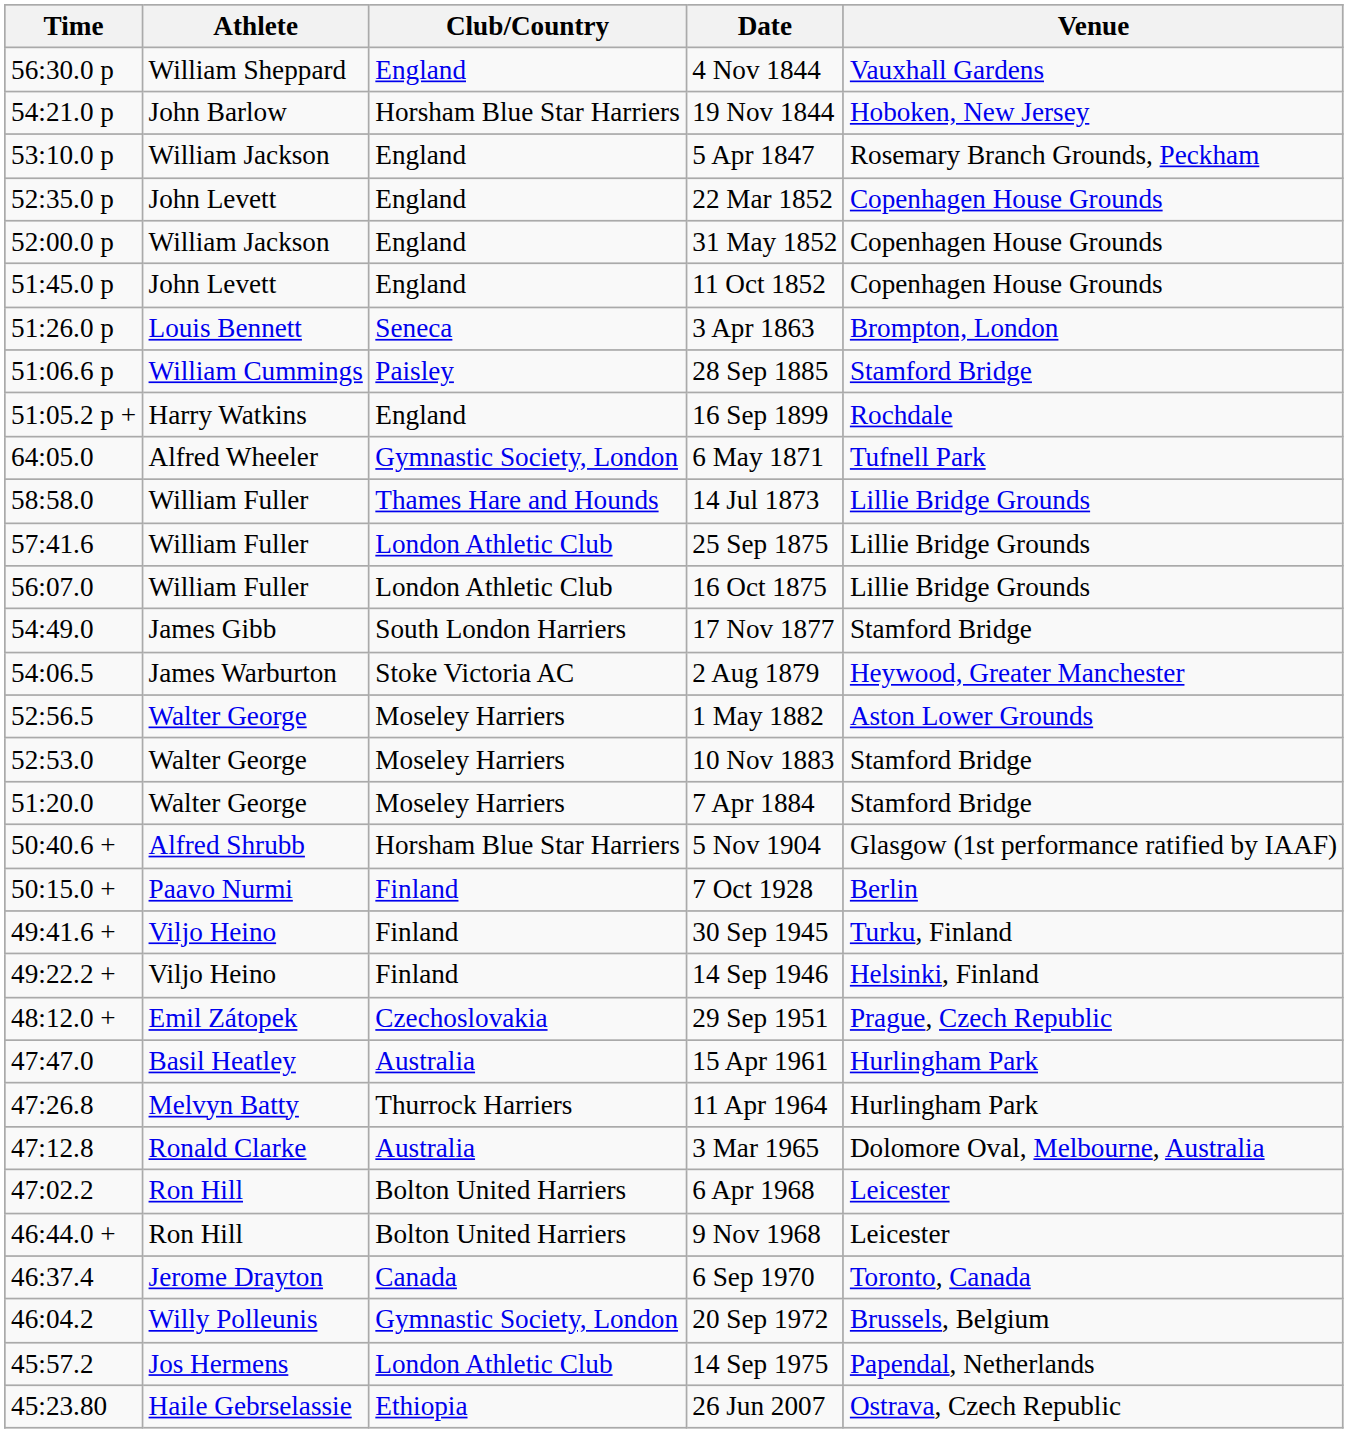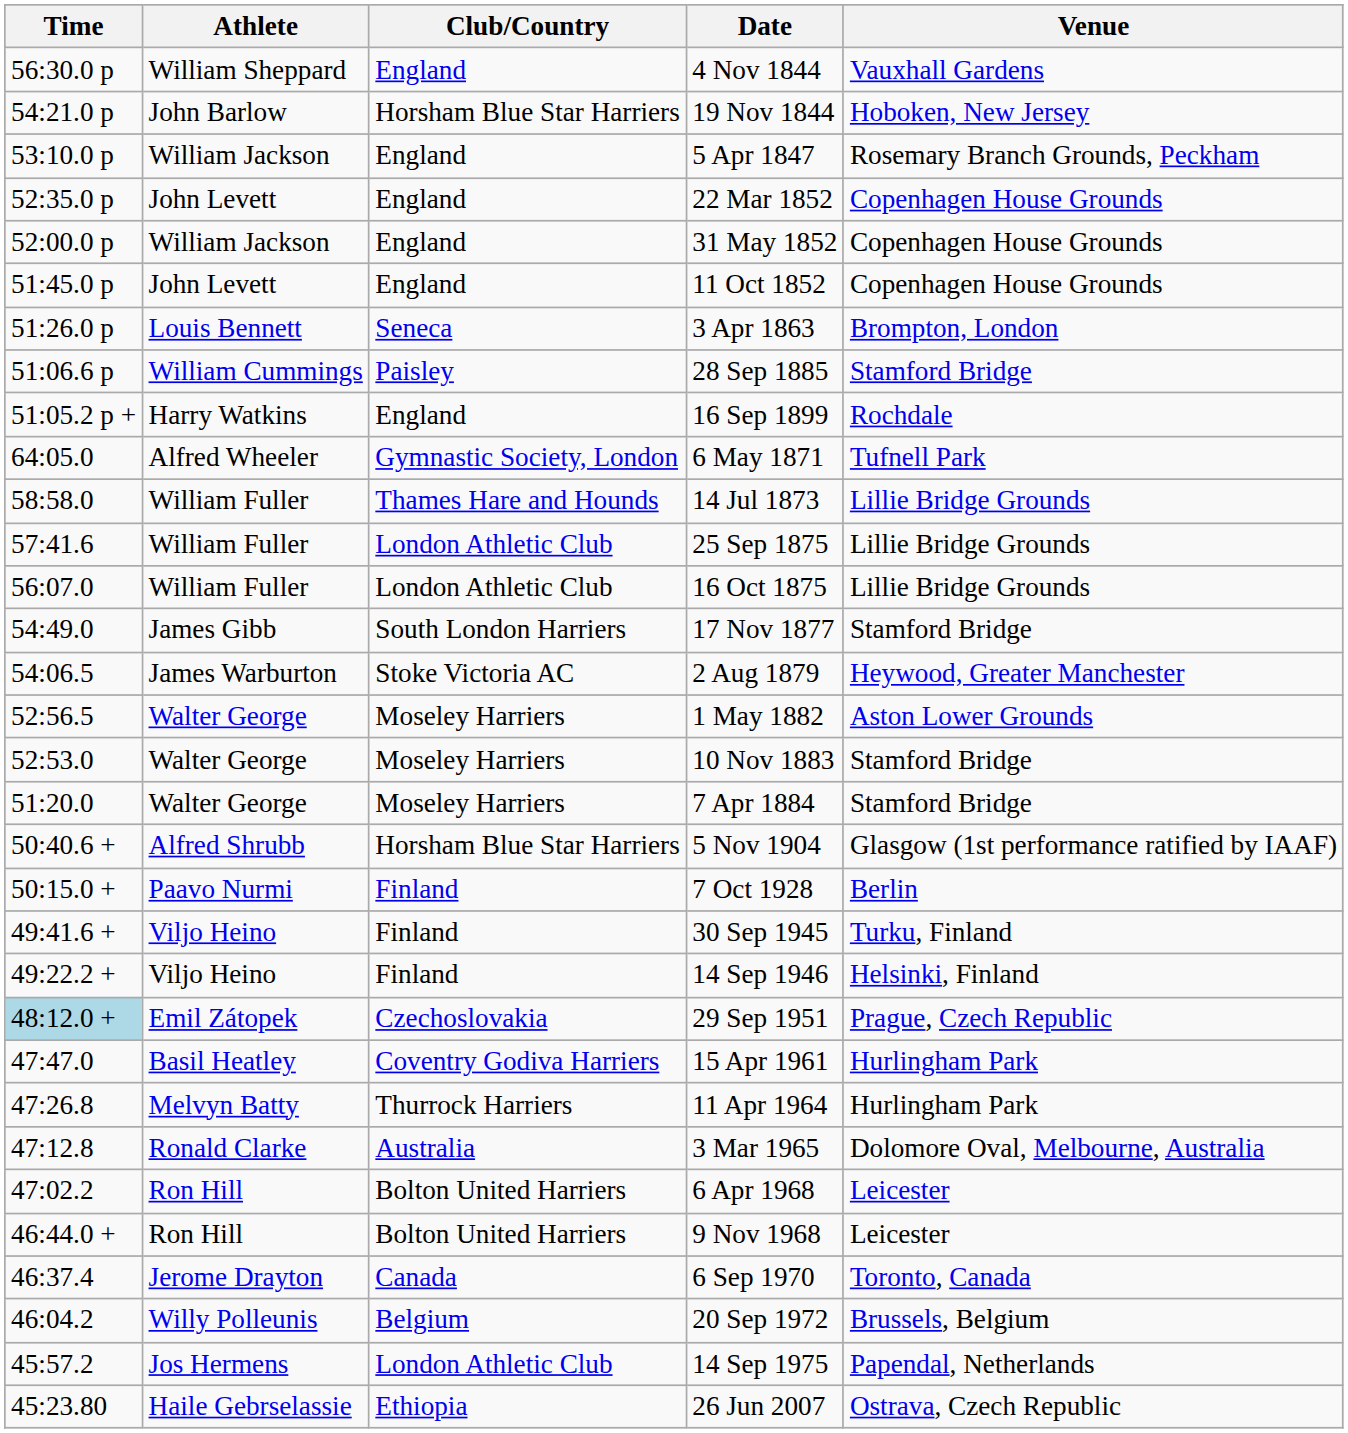(63, 1018) no background -> (63, 1018) lightblue background
(425, 1061) Australia -> (517, 1061) Coventry Godiva Harriers
(527, 1320) Gymnastic Society, London -> (422, 1320) Belgium
